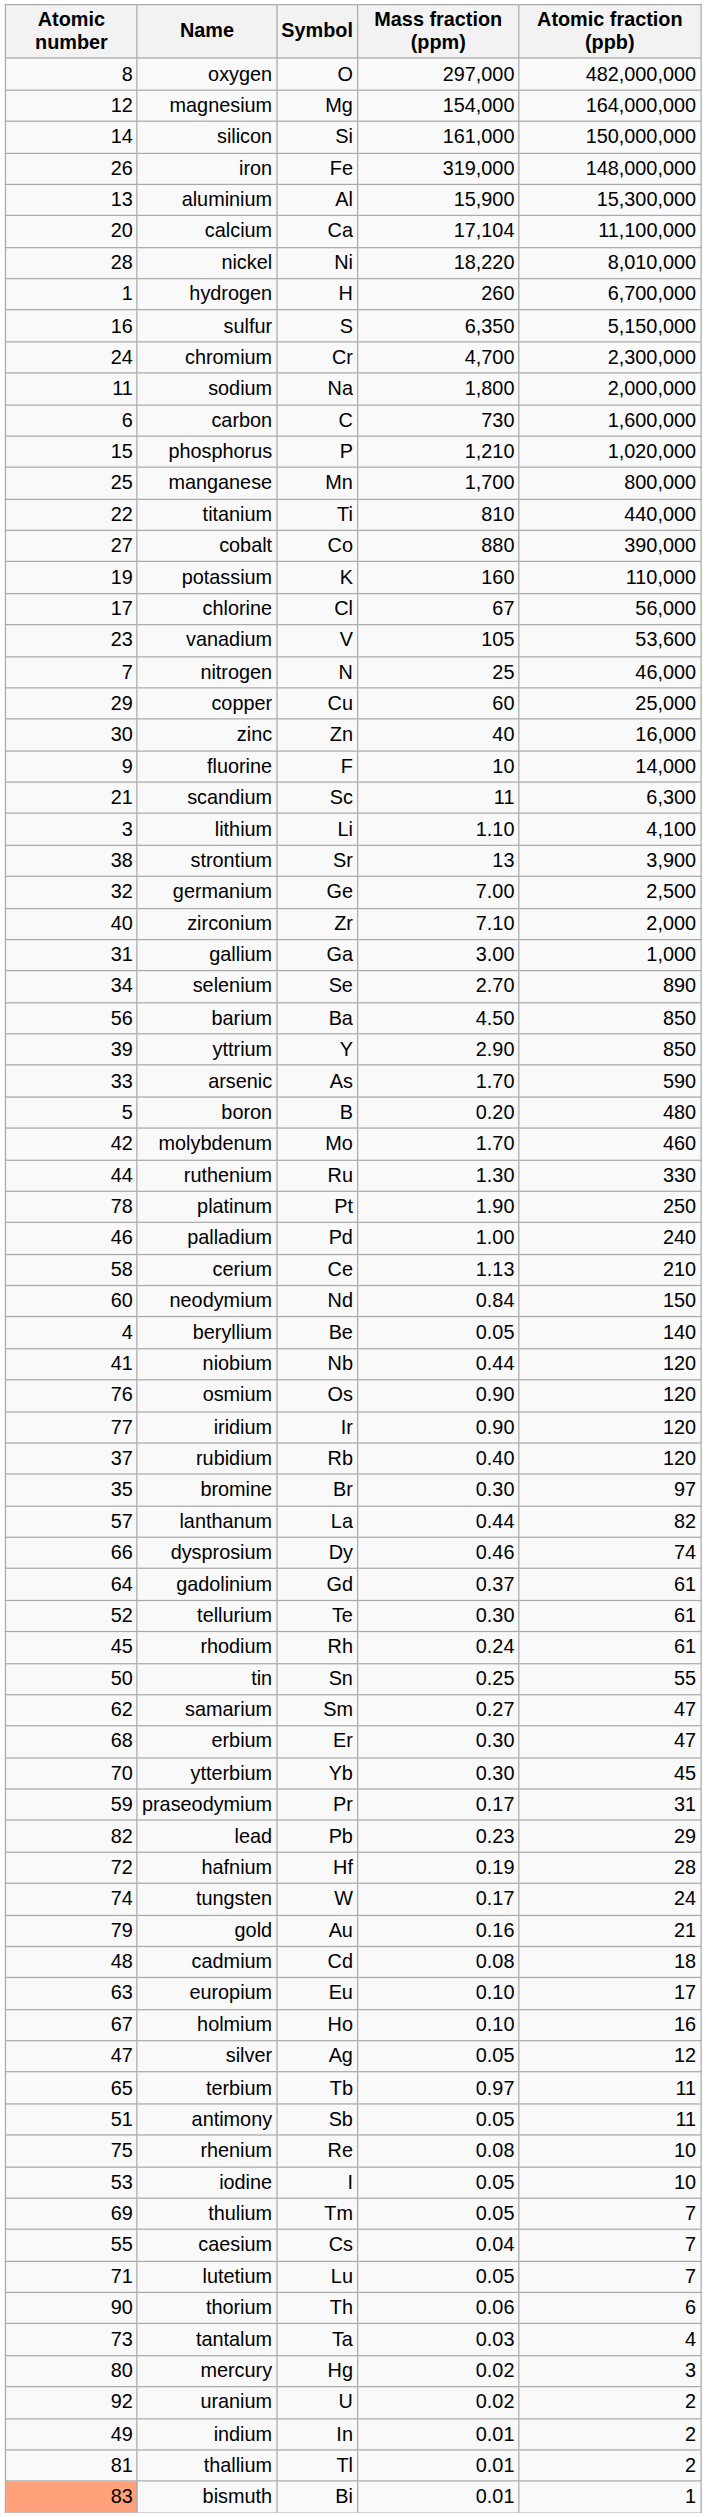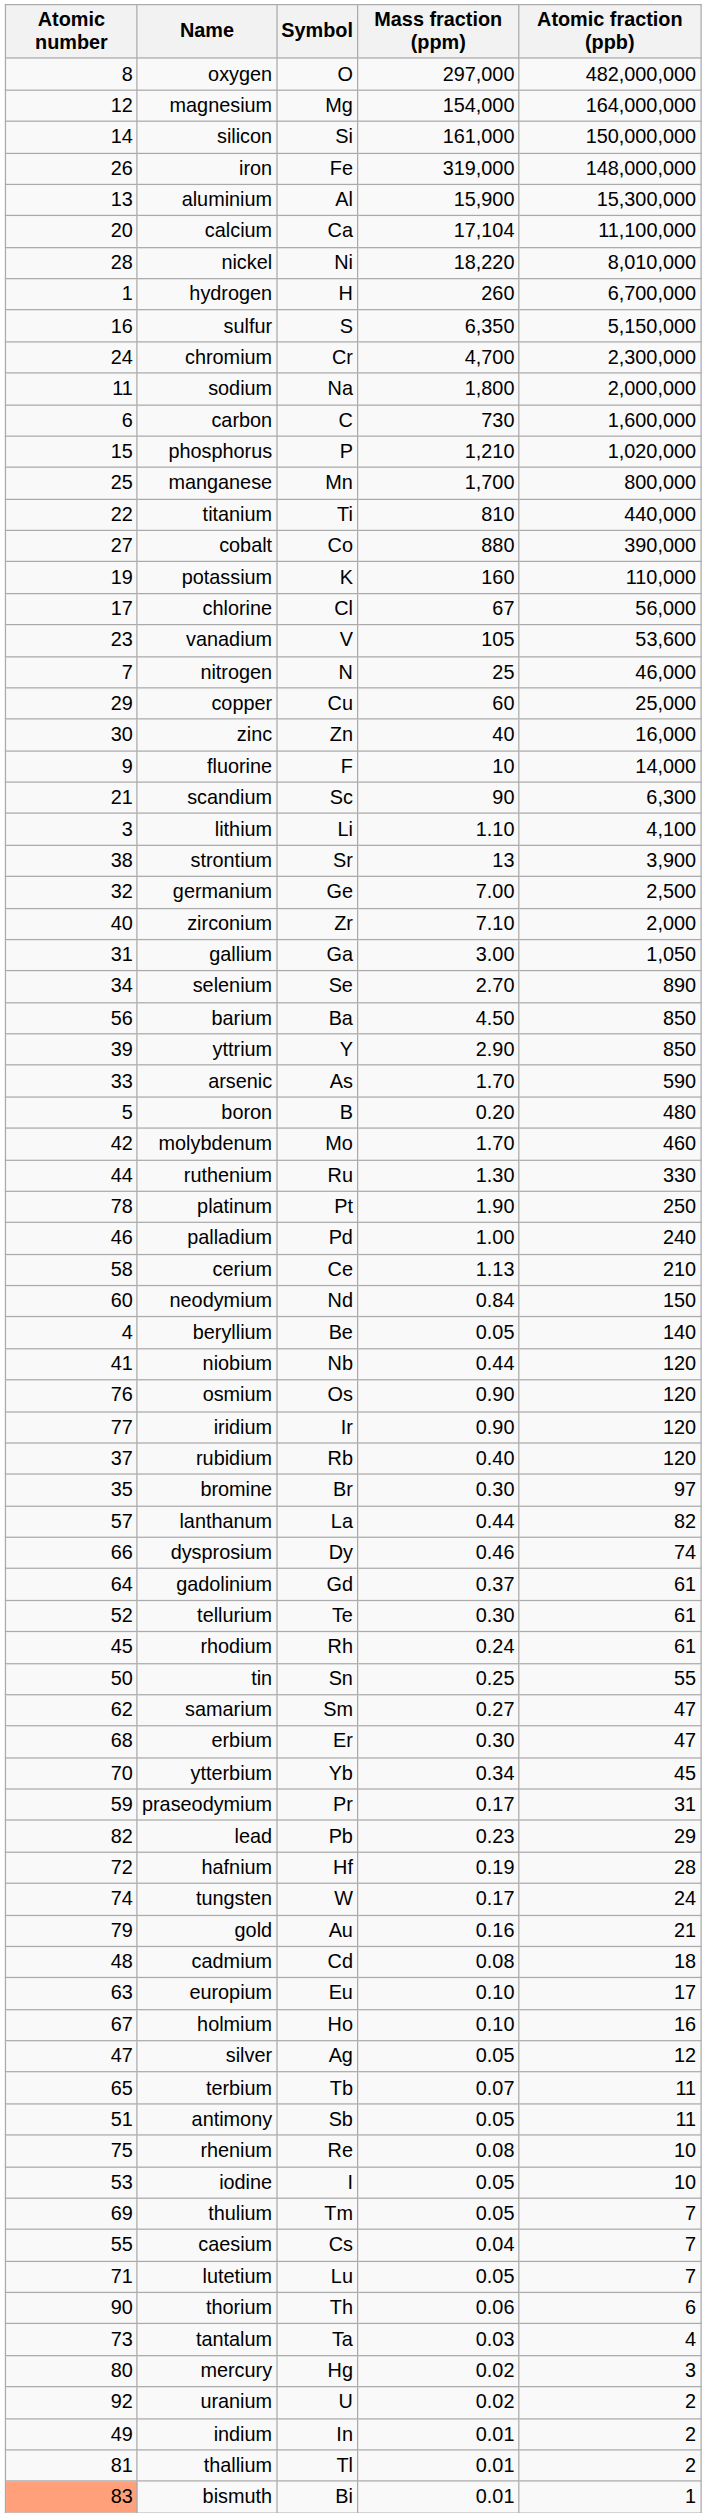(504, 797) 11 -> (503, 797) 90
(671, 955) 1,000 -> (671, 955) 1,050
(495, 1773) 0.30 -> (495, 1773) 0.34
(495, 2087) 0.97 -> (495, 2087) 0.07
